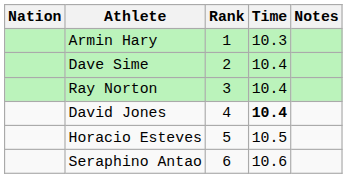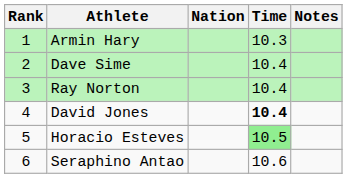columns swapped: (227, 17) <-> (35, 17)
(269, 137) no background -> (269, 137) lightgreen background
